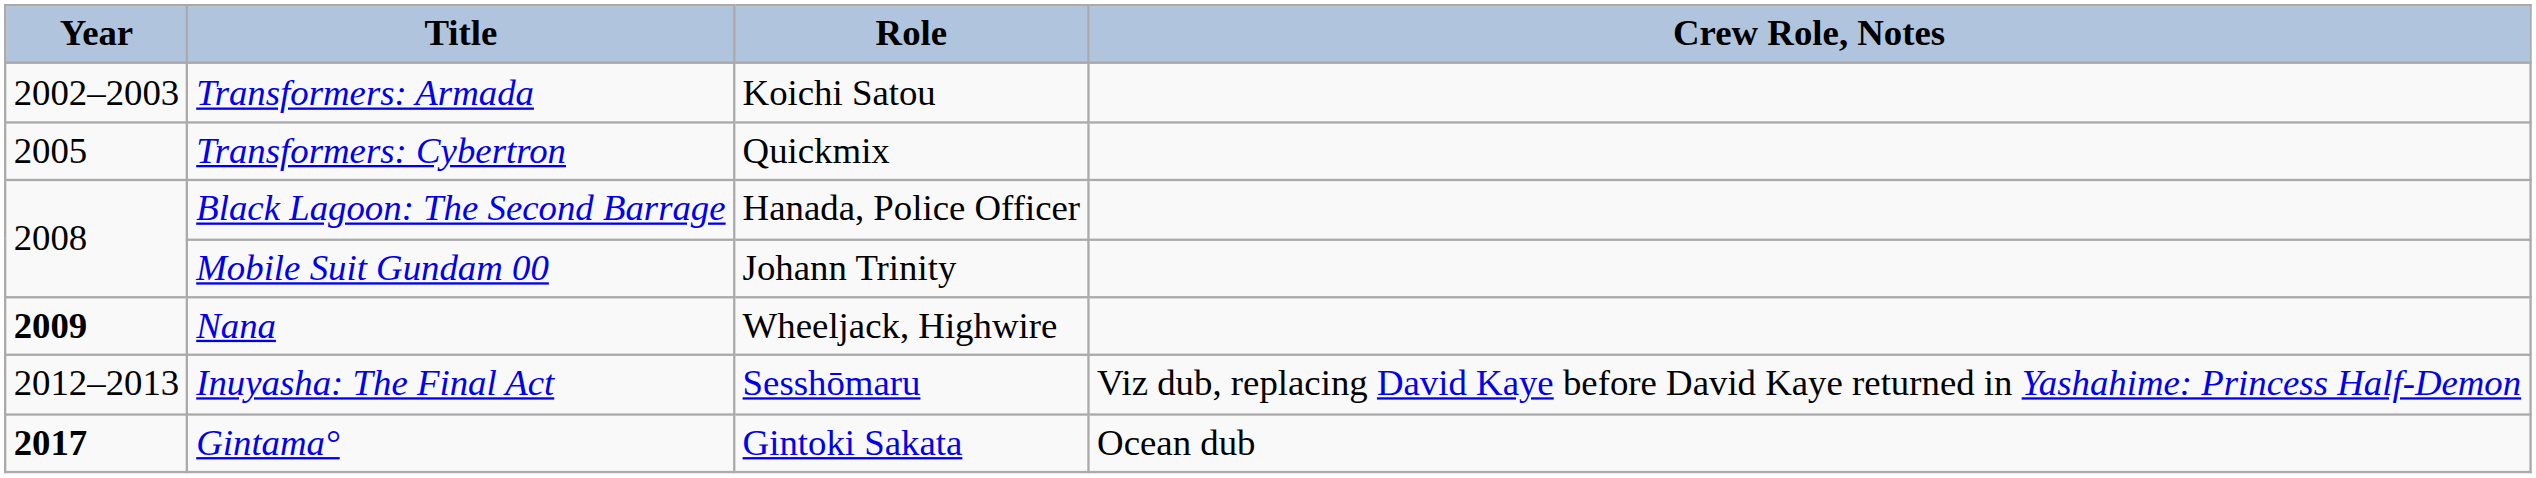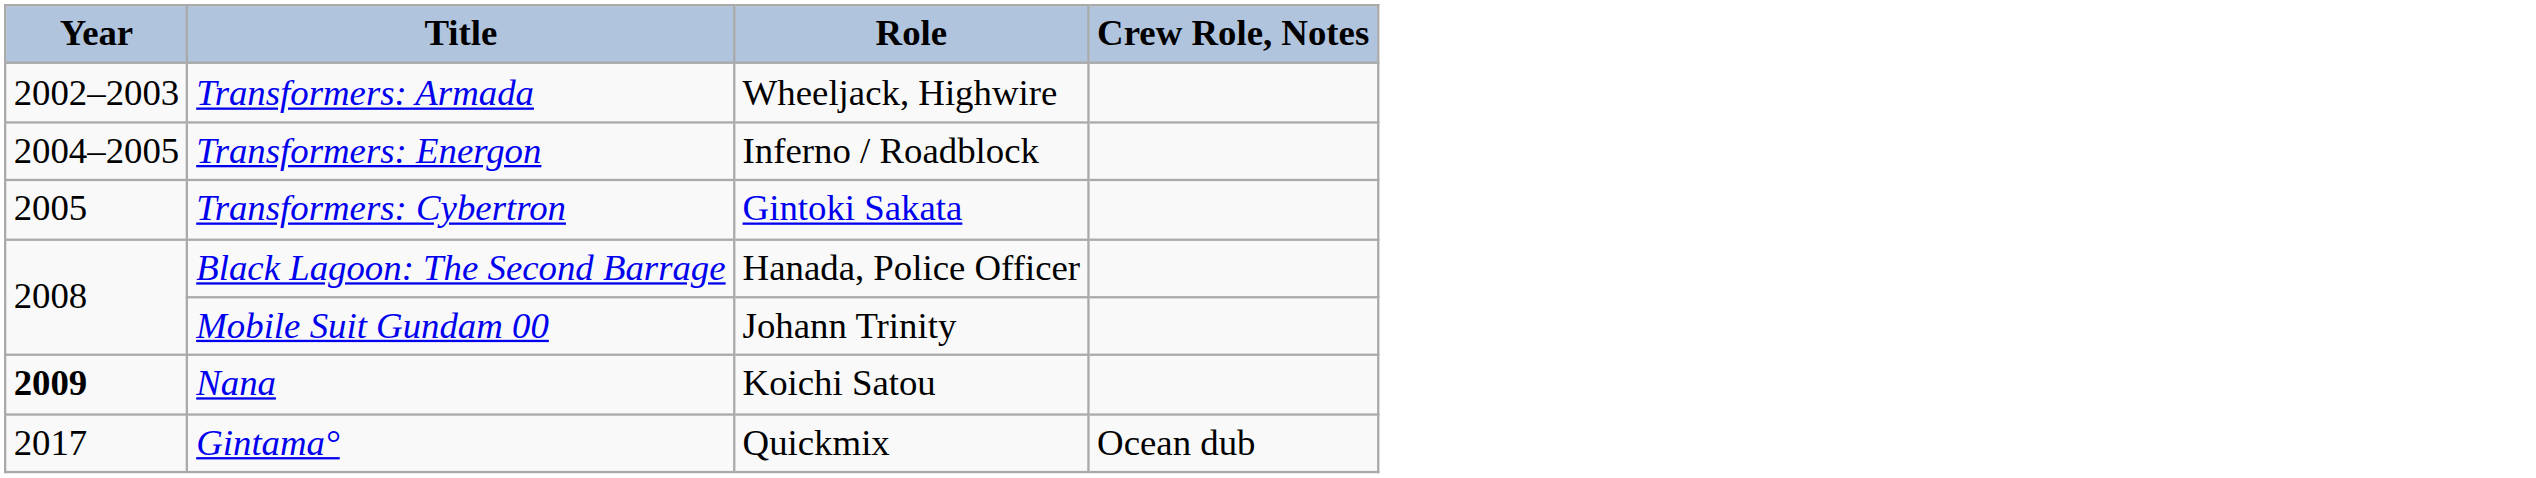(839, 92) Koichi Satou -> (900, 92) Wheeljack, Highwire
+ row: (369, 150)
(816, 150) Quickmix -> (852, 208) Gintoki Sakata
(900, 325) Wheeljack, Highwire -> (839, 383) Koichi Satou
- row: (375, 383)
(50, 442) bold -> (50, 442) normal
(852, 442) Gintoki Sakata -> (816, 442) Quickmix
